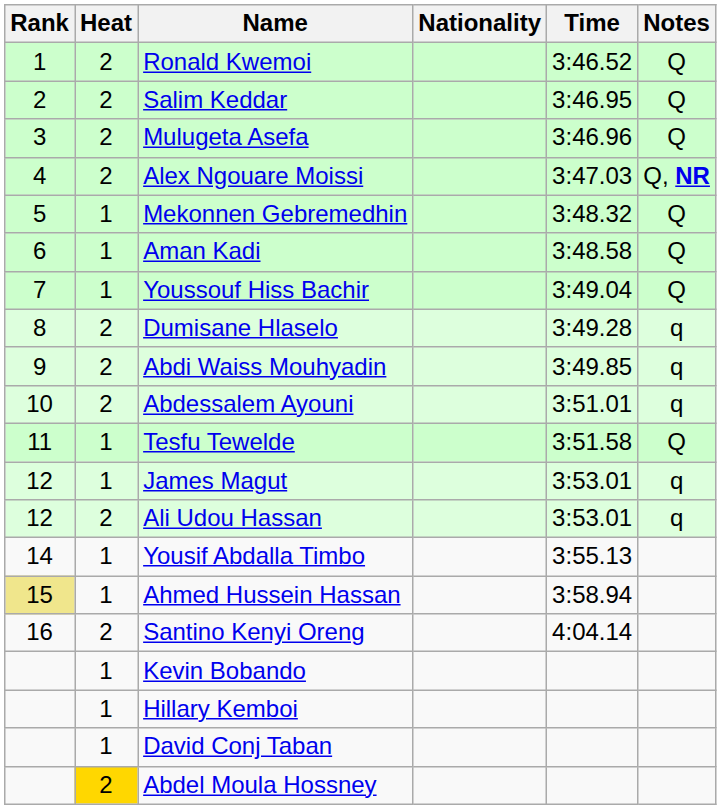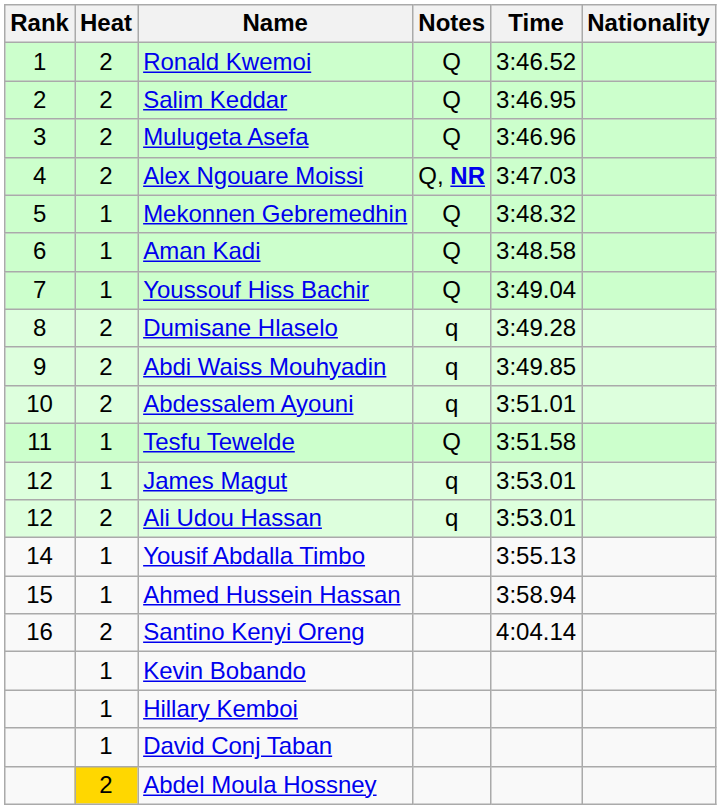columns swapped: (480, 23) <-> (677, 23)
(40, 594) khaki background -> (40, 594) no background
